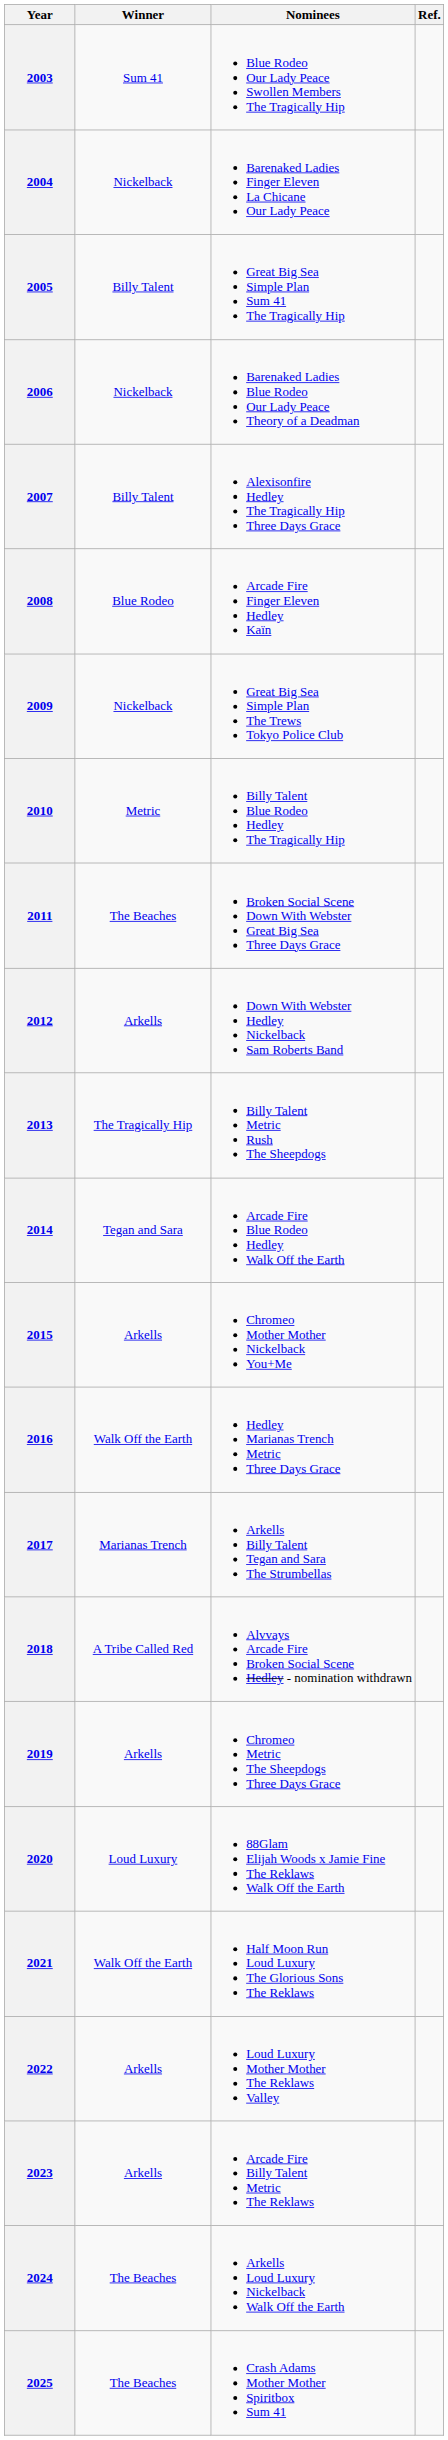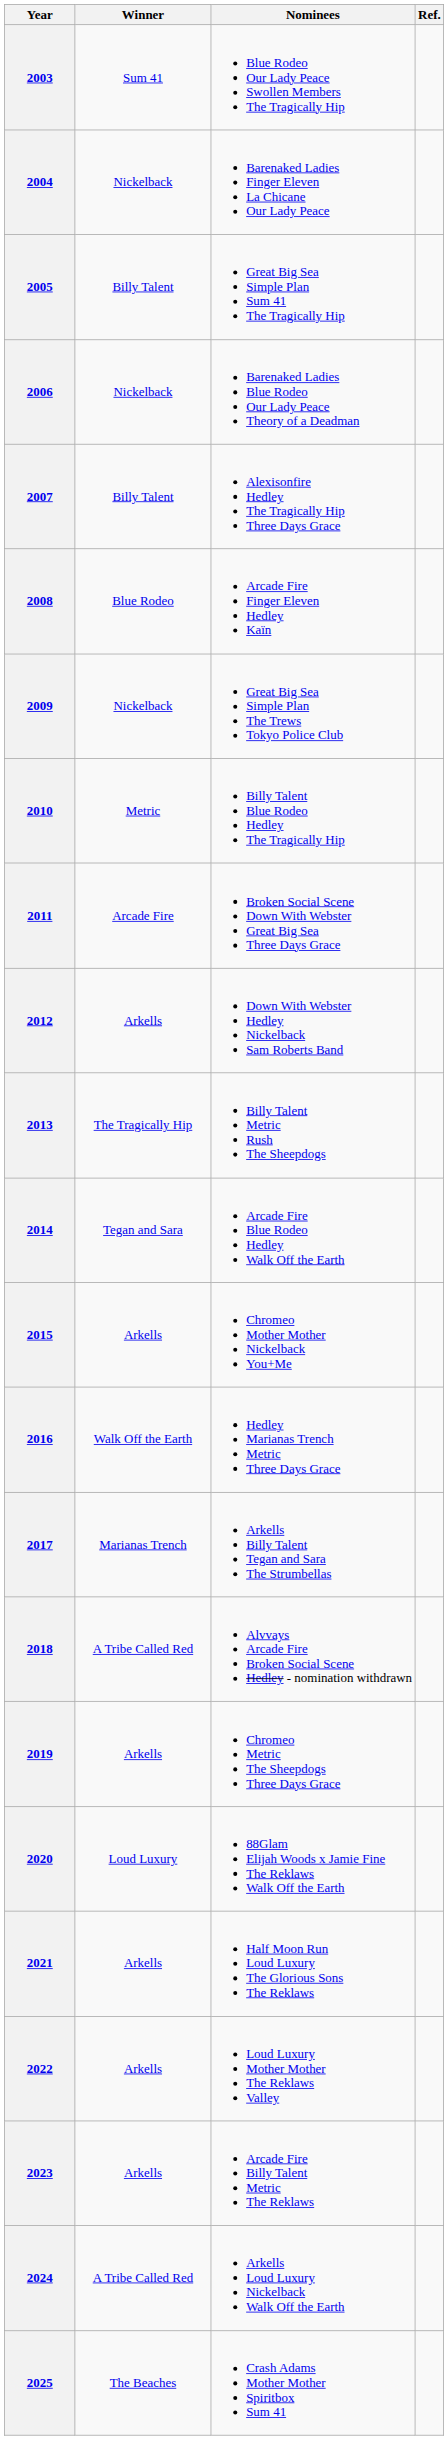(143, 915) The Beaches -> (143, 915) Arcade Fire
(143, 1963) Walk Off the Earth -> (143, 1963) Arkells
(143, 2278) The Beaches -> (143, 2278) A Tribe Called Red
